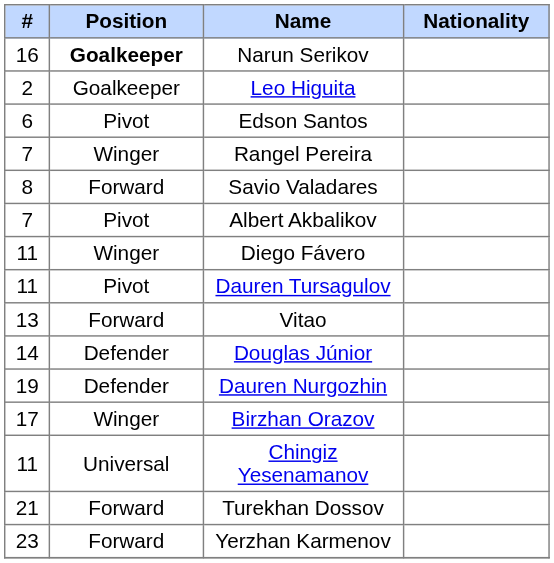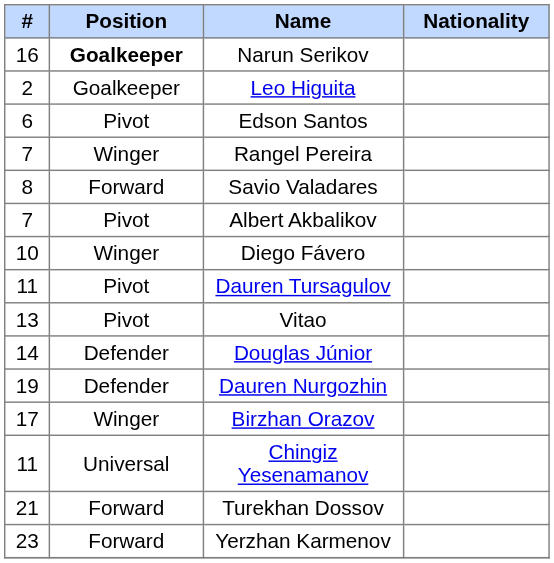(27, 253) 11 -> (27, 253) 10
(126, 319) Forward -> (126, 319) Pivot
